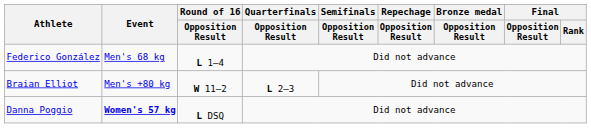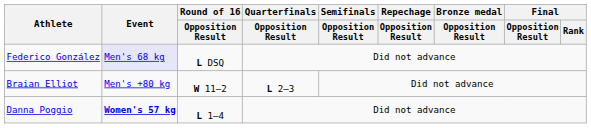(135, 57) no background -> (135, 57) lavender background
(210, 63) L 1–4 -> (210, 63) L DSQ
(210, 115) L DSQ -> (210, 115) L 1–4
